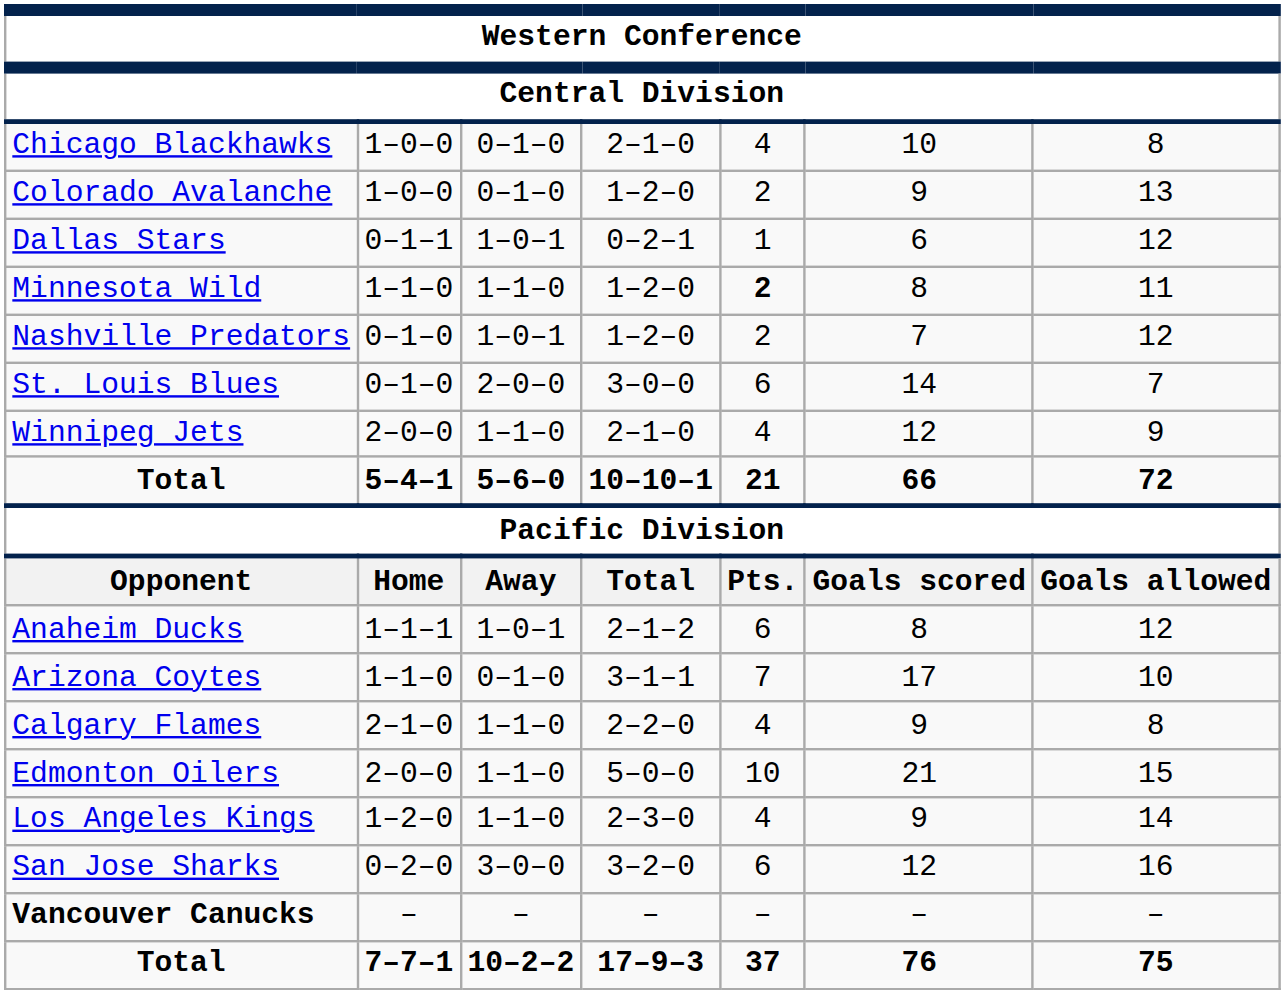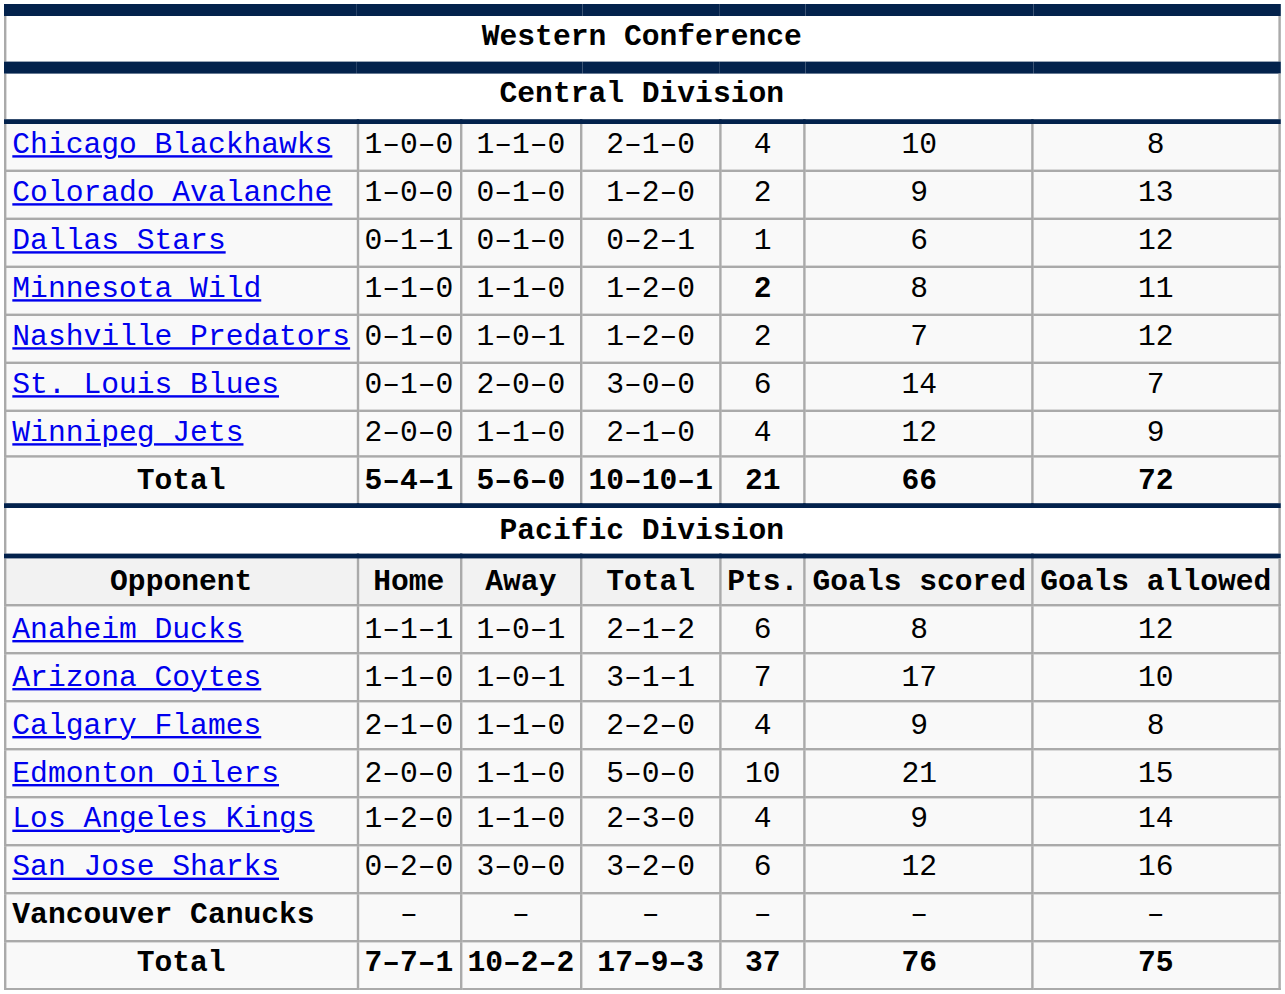(521, 147) 0–1–0 -> (521, 147) 1–1–0
(521, 242) 1–0–1 -> (521, 242) 0–1–0
(521, 678) 0–1–0 -> (521, 678) 1–0–1
